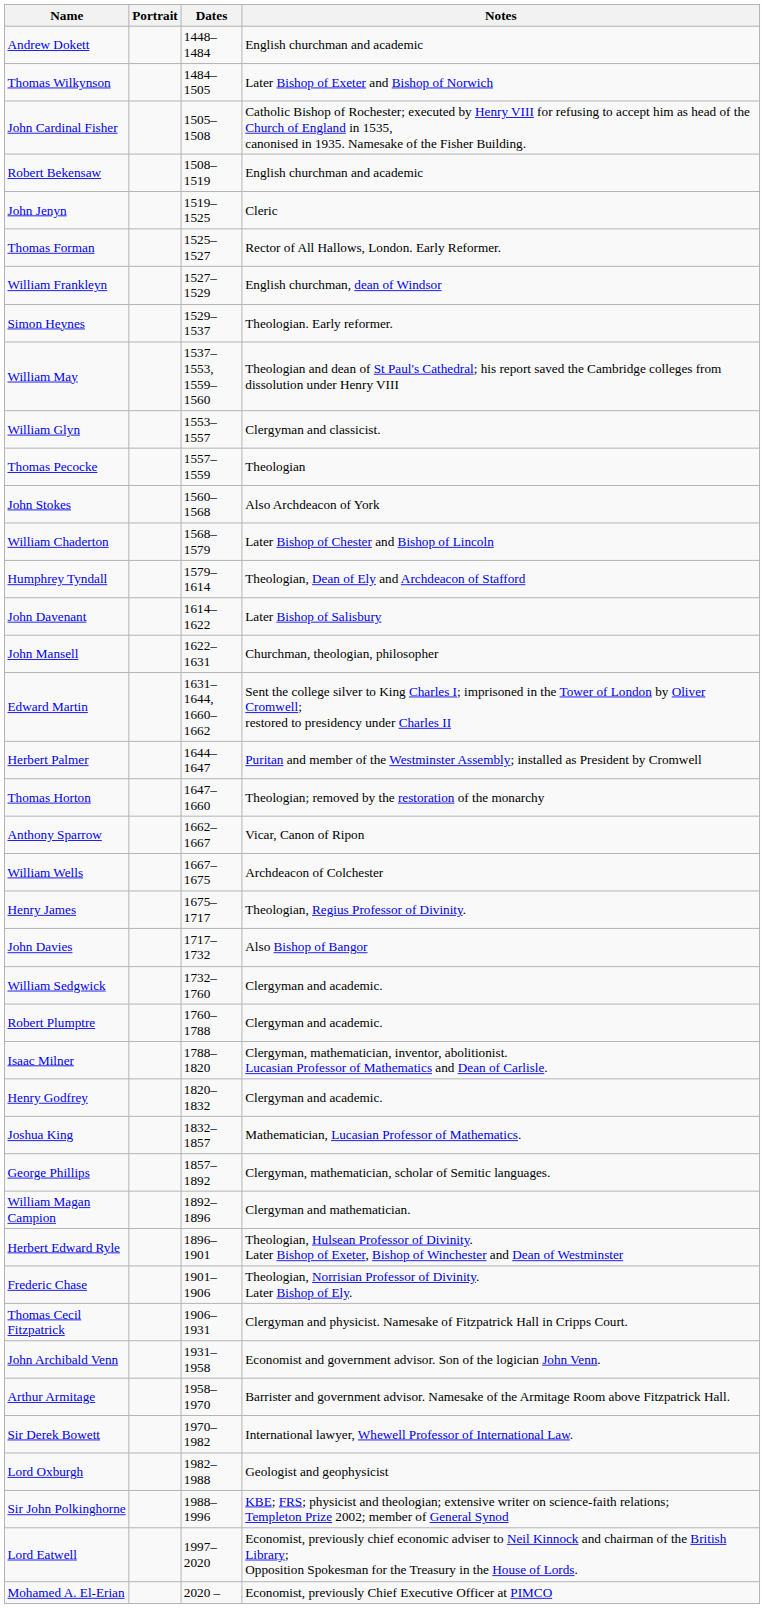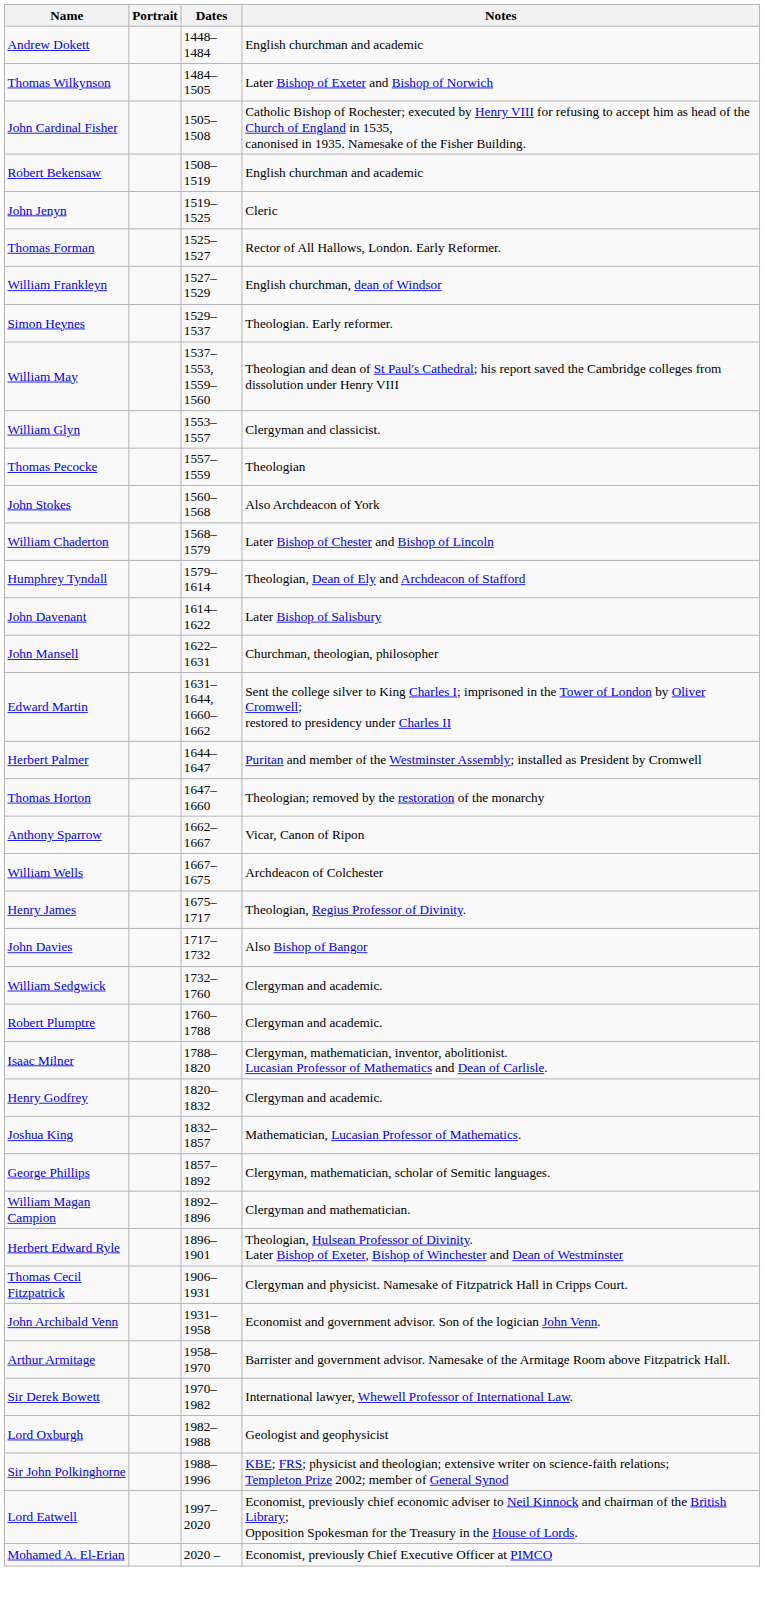- row: (47, 1284)
